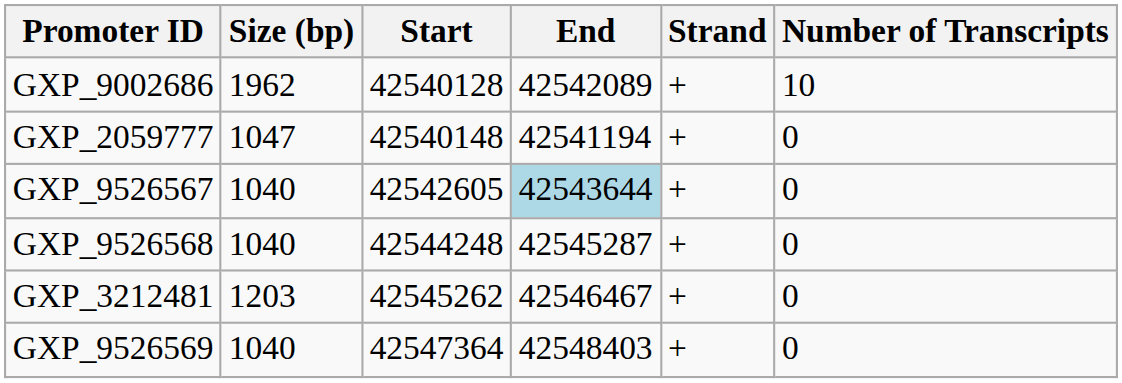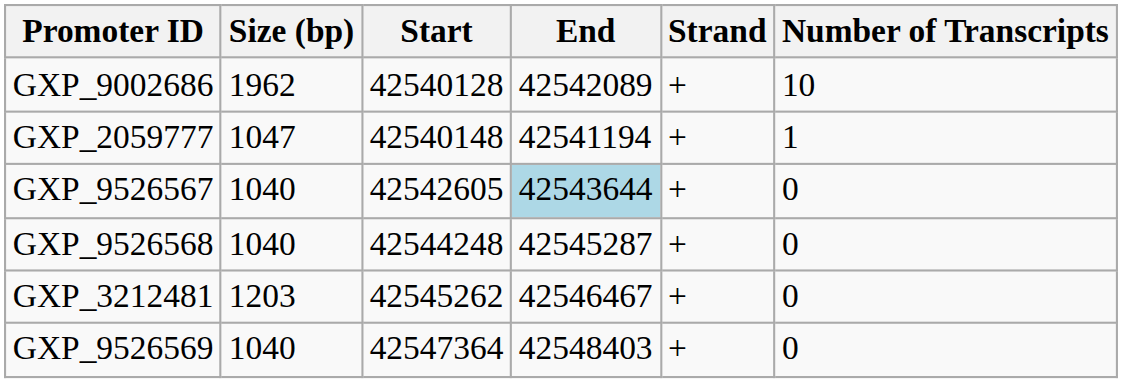(790, 137) 0 -> (790, 137) 1
